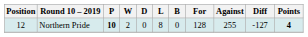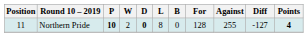(21, 24) 12 -> (21, 24) 11
(144, 24) normal -> (144, 24) bold
